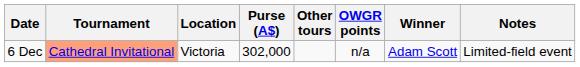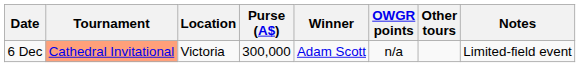columns swapped: (423, 23) <-> (315, 23)
(267, 51) 302,000 -> (267, 51) 300,000
